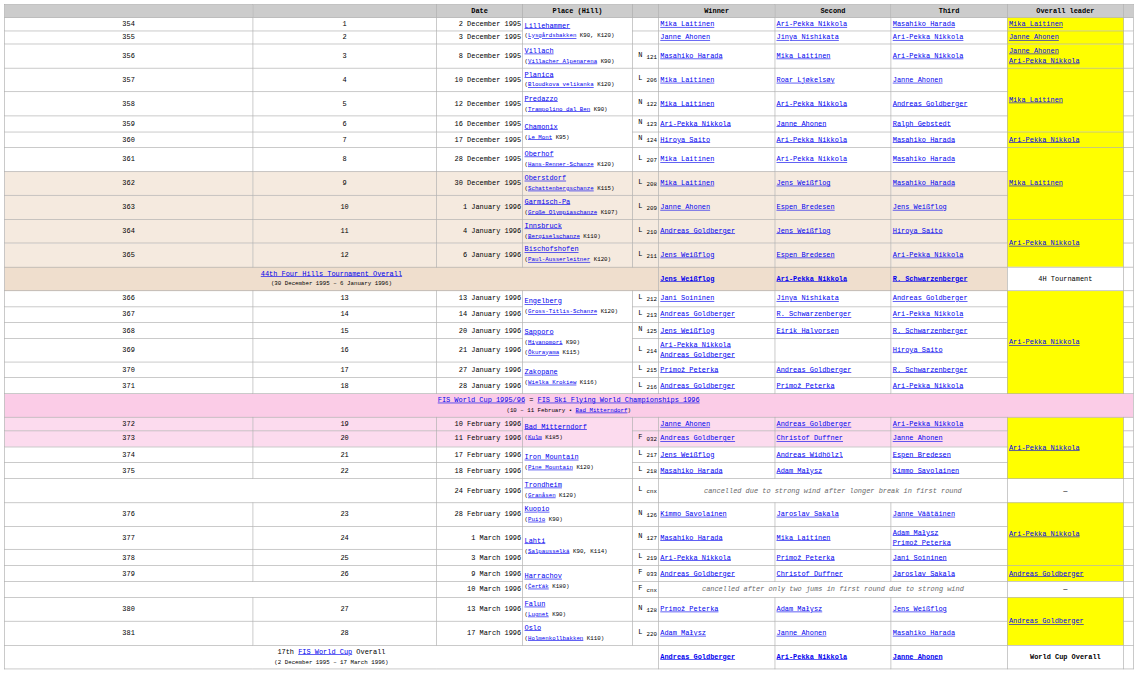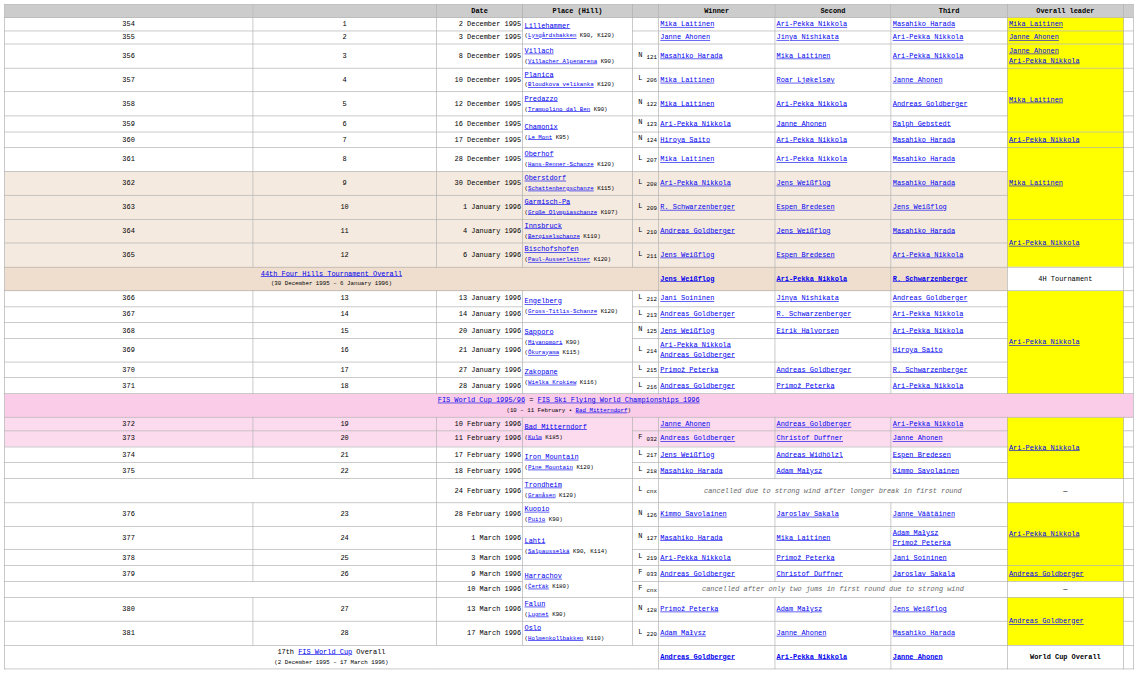(687, 184) Mika Laitinen -> (696, 184) Ari-Pekka Nikkola
(685, 207) Janne Ahonen -> (698, 207) R. Schwarzenberger
(918, 231) Hiroya Saito -> (924, 231) Masahiko Harada
(930, 331) R. Schwarzenberger -> (928, 331) Ari-Pekka Nikkola
